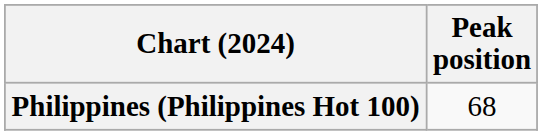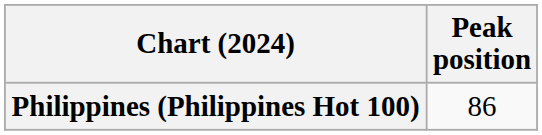(482, 105) 68 -> (482, 105) 86
